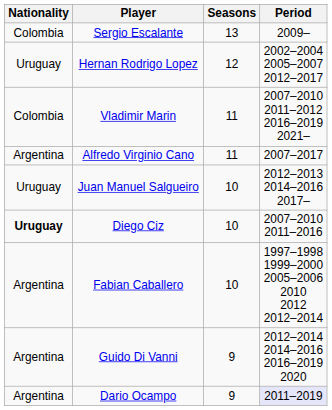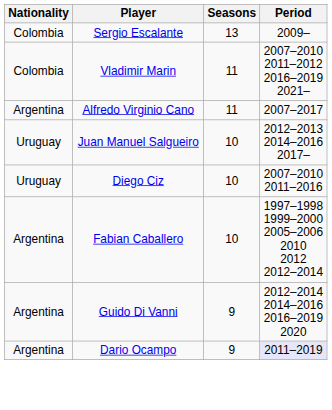- row: (138, 64)
(39, 226) bold -> (39, 181) normal
